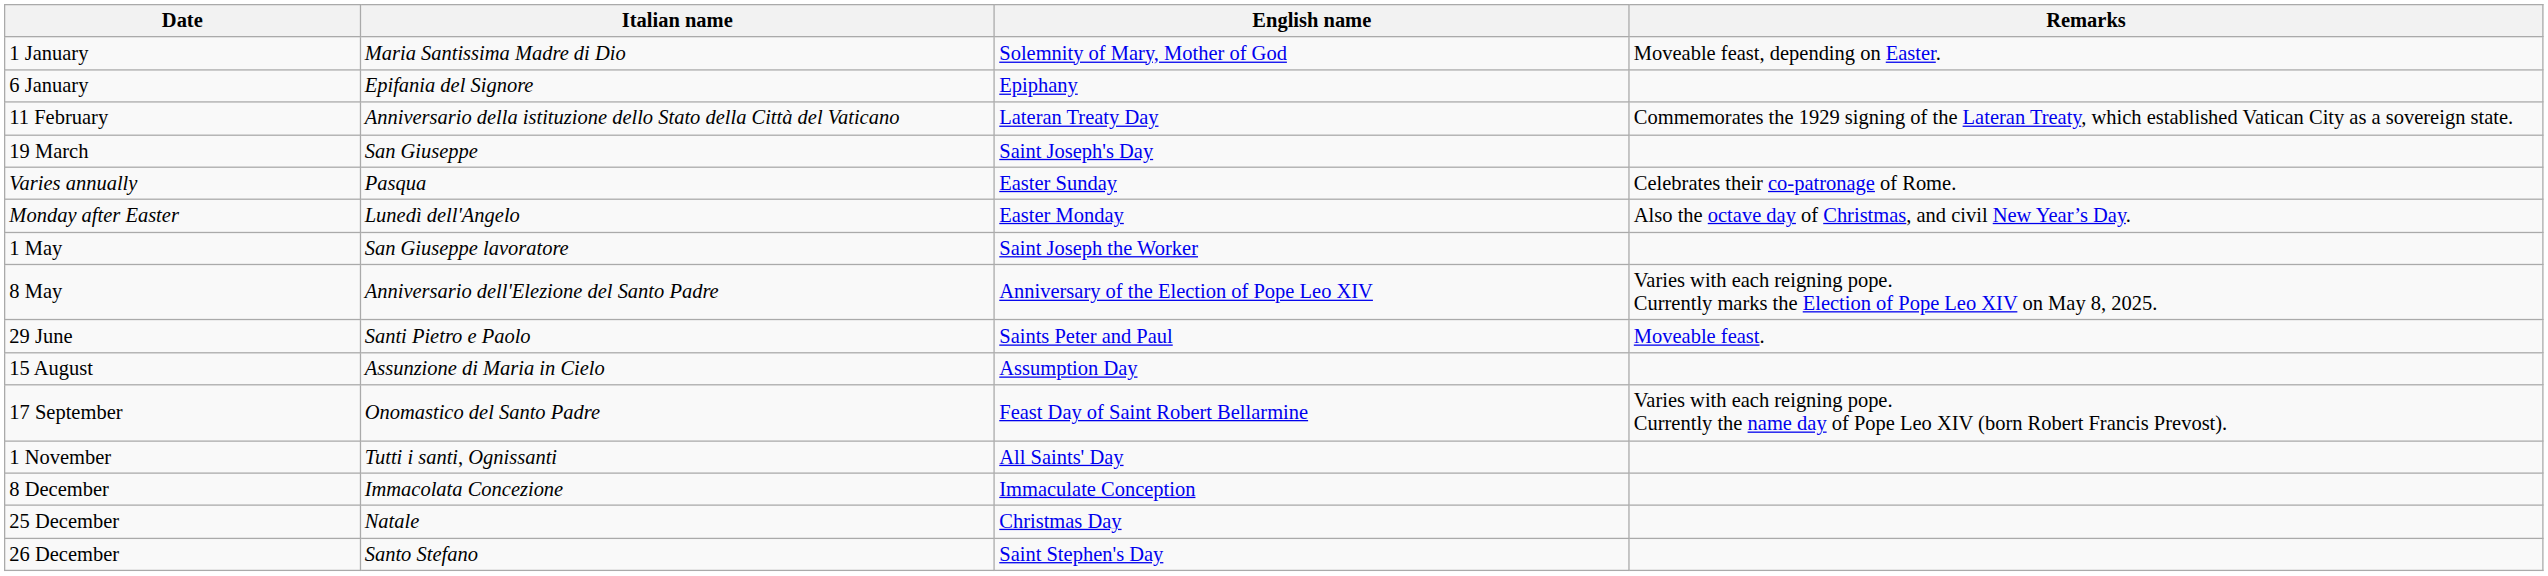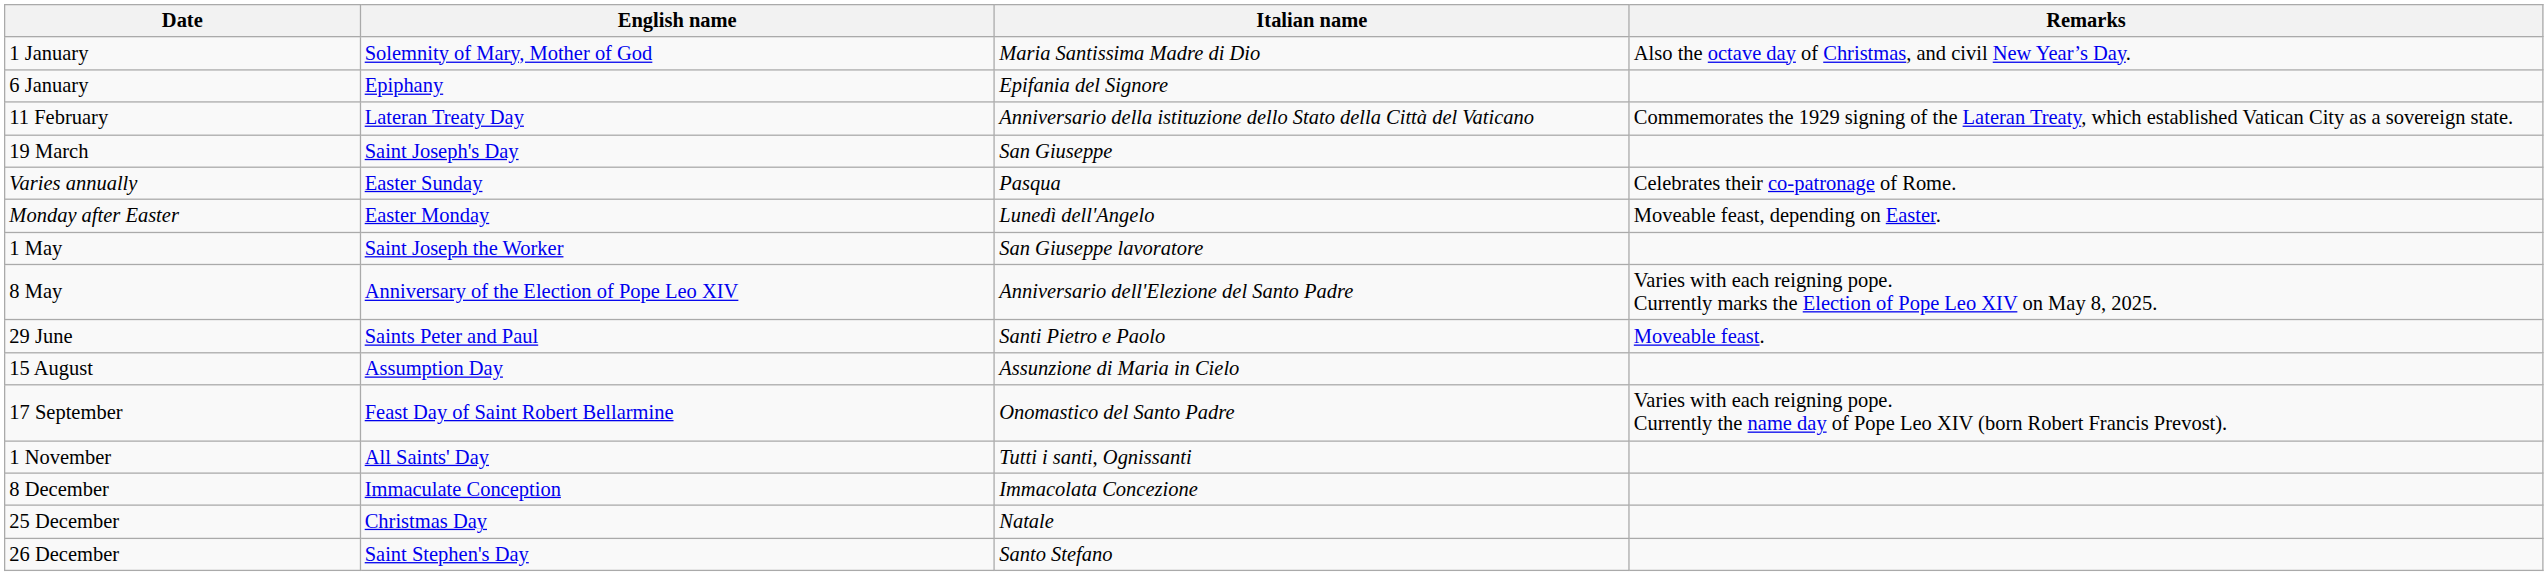columns swapped: (1312, 20) <-> (677, 20)
(1787, 53) Moveable feast, depending on Easter. -> (1882, 53) Also the octave day of Christmas, and civil New Year’s Day.
(1882, 215) Also the octave day of Christmas, and civil New Year’s Day. -> (1787, 215) Moveable feast, depending on Easter.
